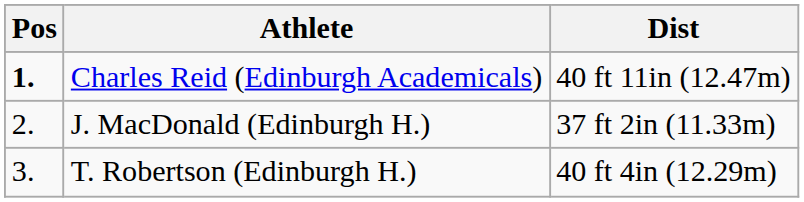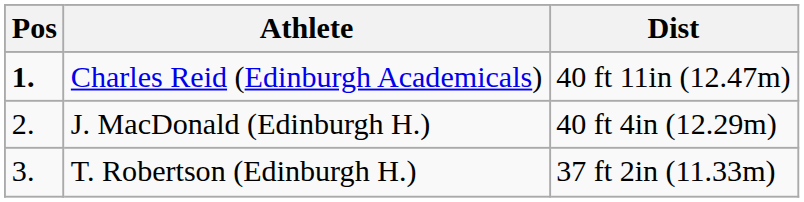(666, 123) 37 ft 2in (11.33m) -> (666, 123) 40 ft 4in (12.29m)
(666, 171) 40 ft 4in (12.29m) -> (666, 171) 37 ft 2in (11.33m)
